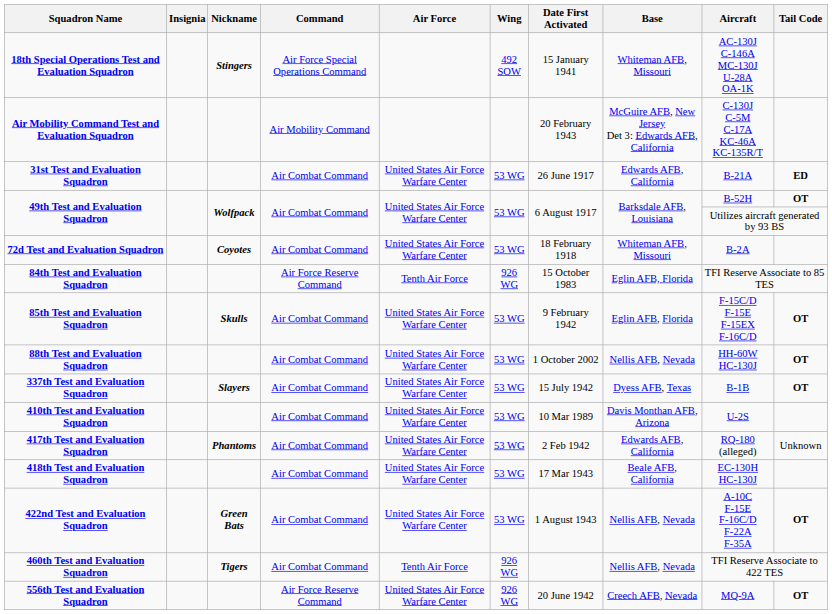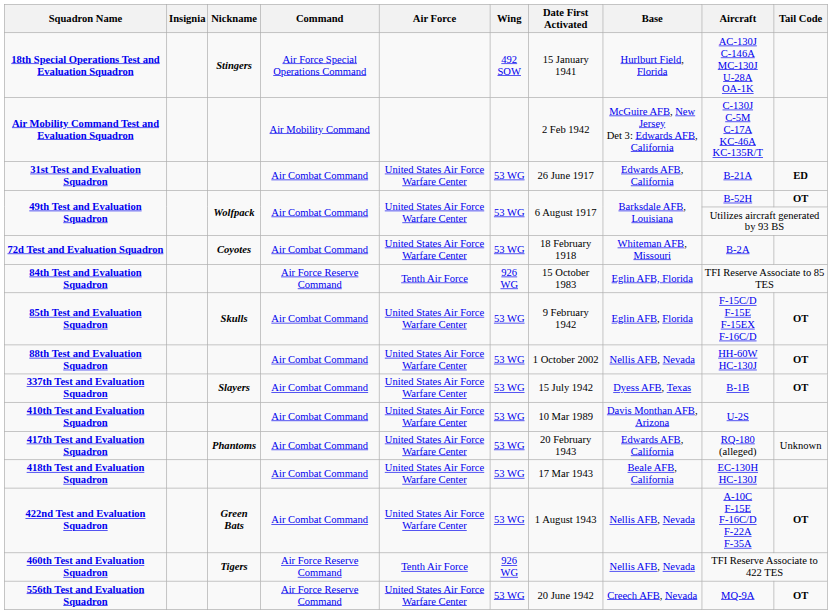(652, 65) Whiteman AFB, Missouri -> (652, 65) Hurlburt Field, Florida
(566, 129) 20 February 1943 -> (566, 129) 2 Feb 1942
(566, 445) 2 Feb 1942 -> (566, 445) 20 February 1943
(320, 567) Air Combat Command -> (320, 567) Air Force Reserve Command
(509, 595) 926 WG -> (509, 595) 53 WG
